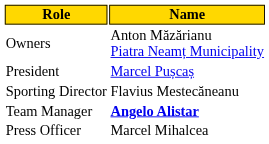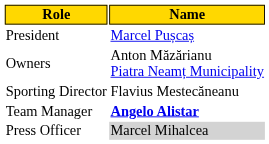rows swapped: (28, 43) <-> (32, 71)
(159, 130) no background -> (159, 130) lightgrey background
